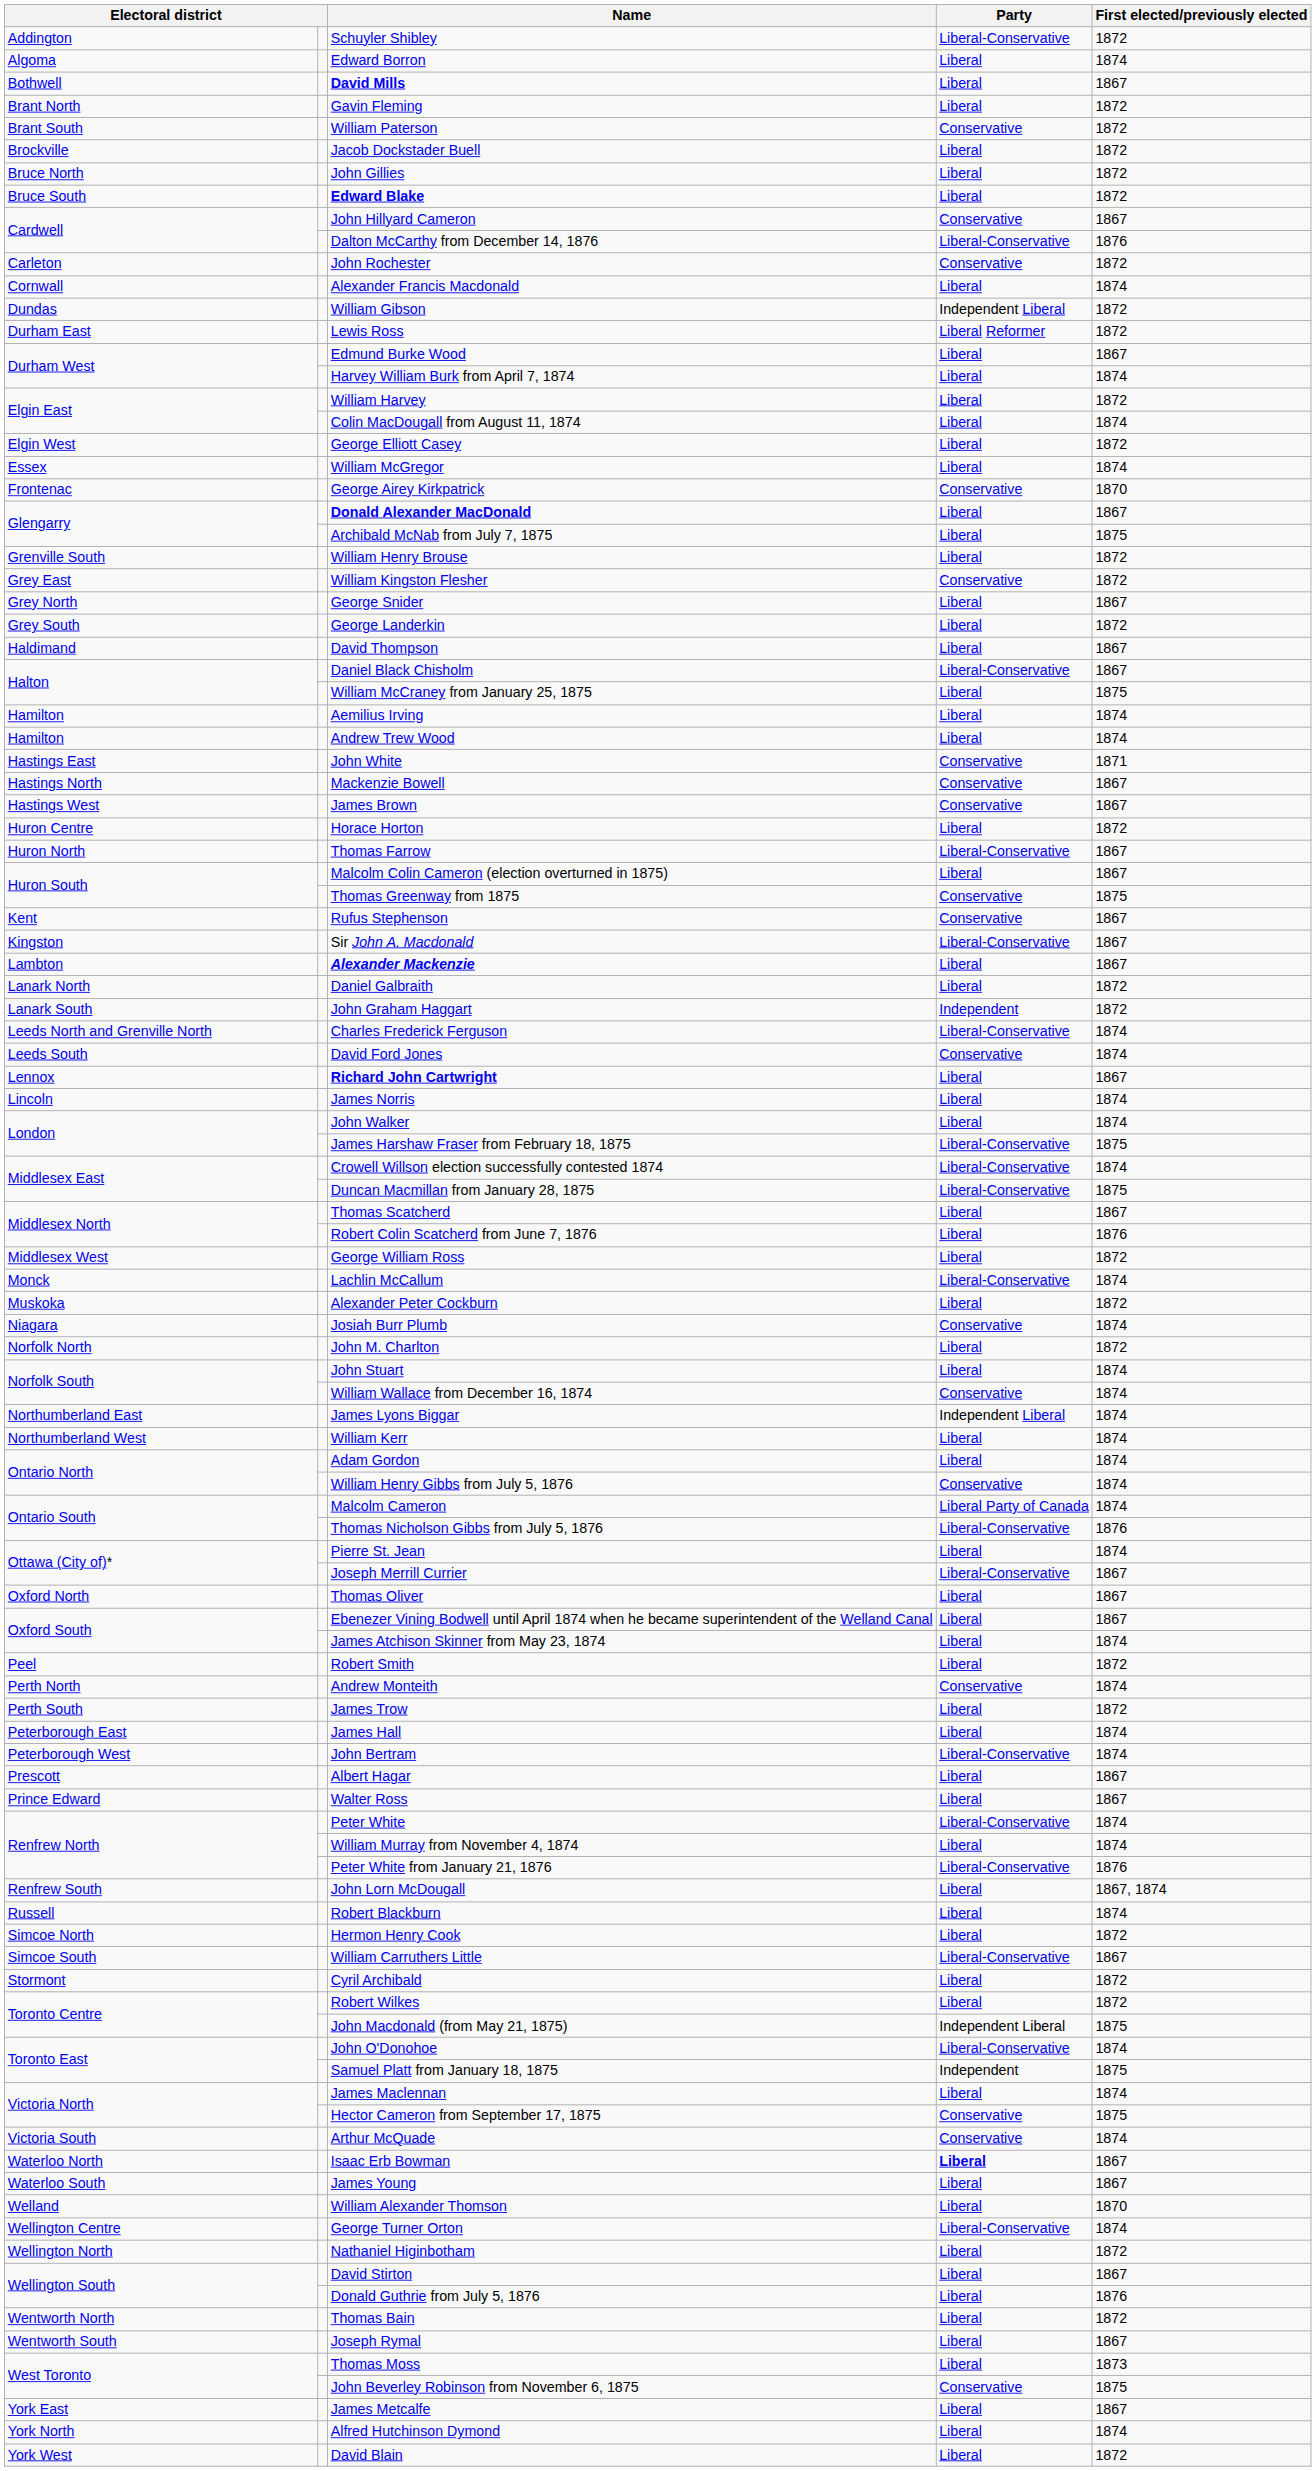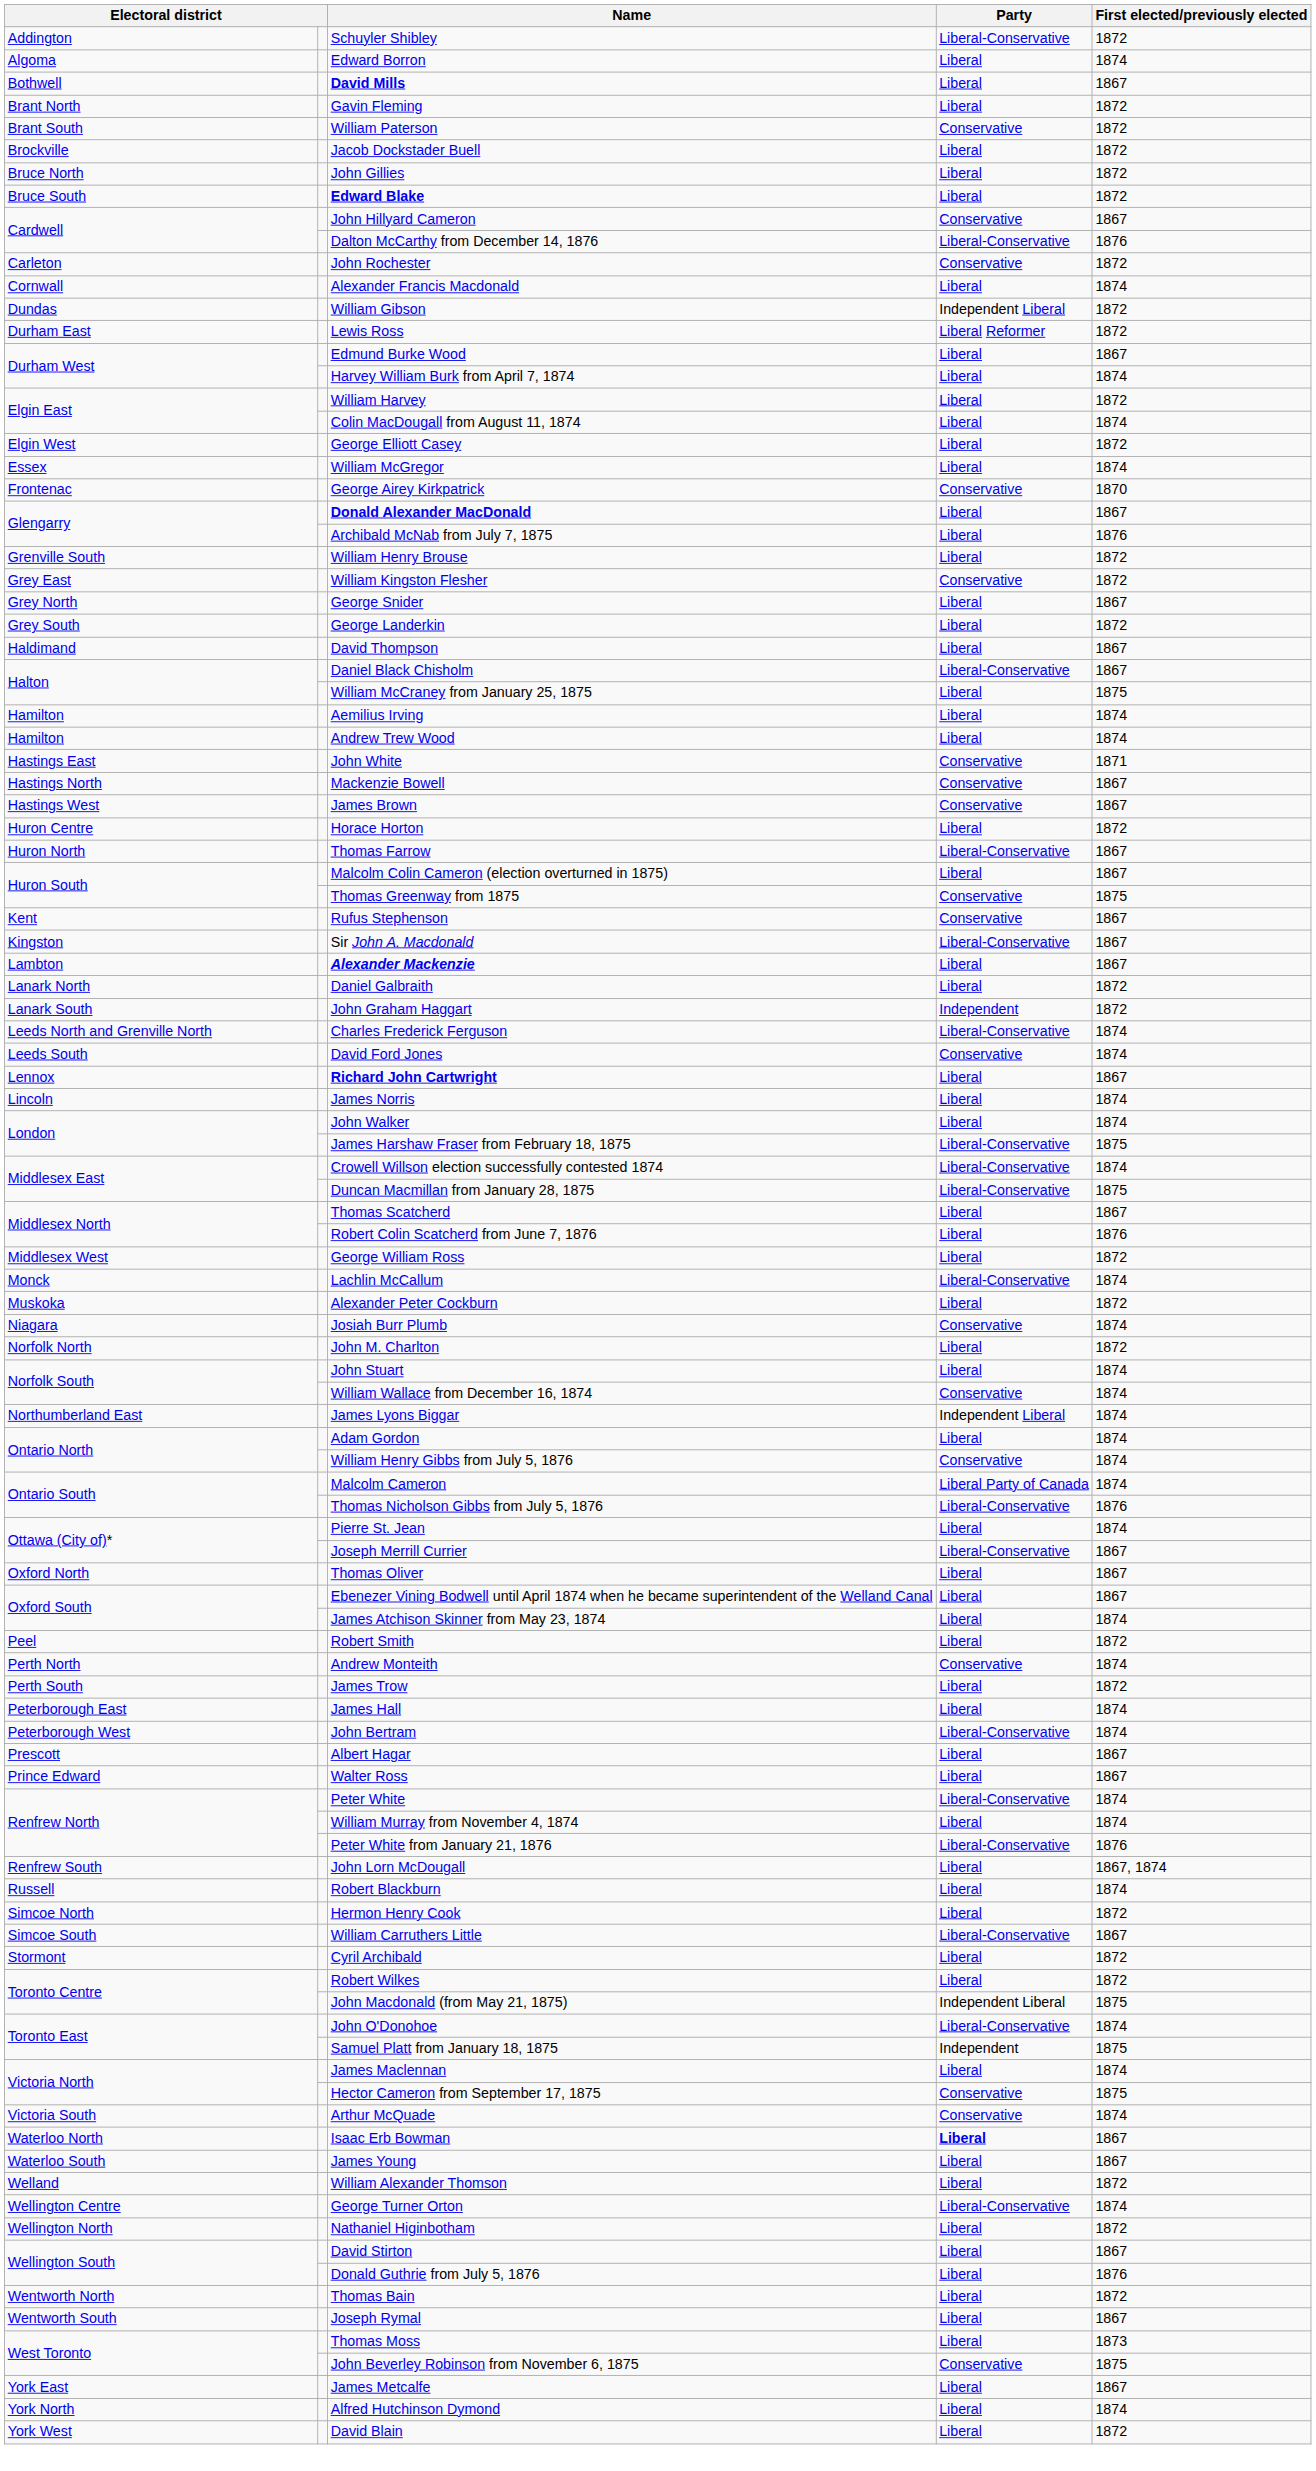(1111, 535) 1875 -> (1111, 535) 1876
- row: (369, 1438)
(1111, 2206) 1870 -> (1111, 2183) 1872
